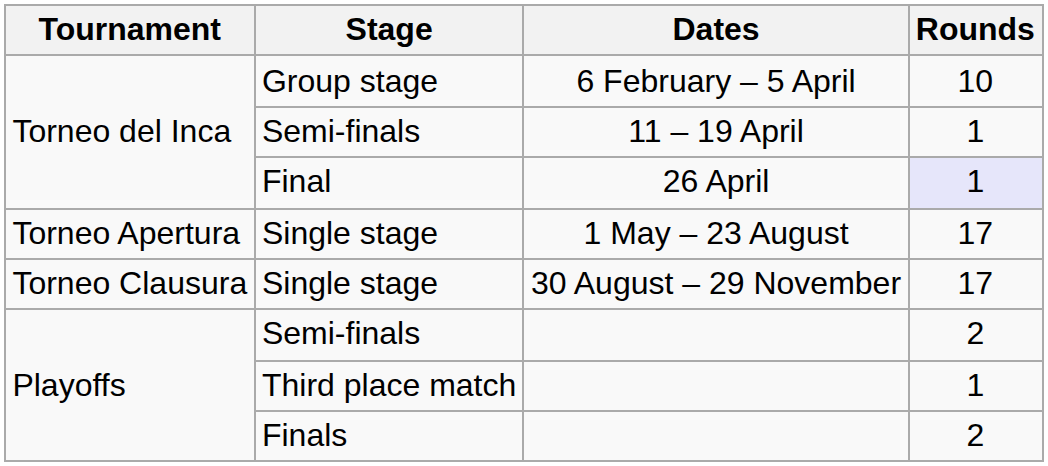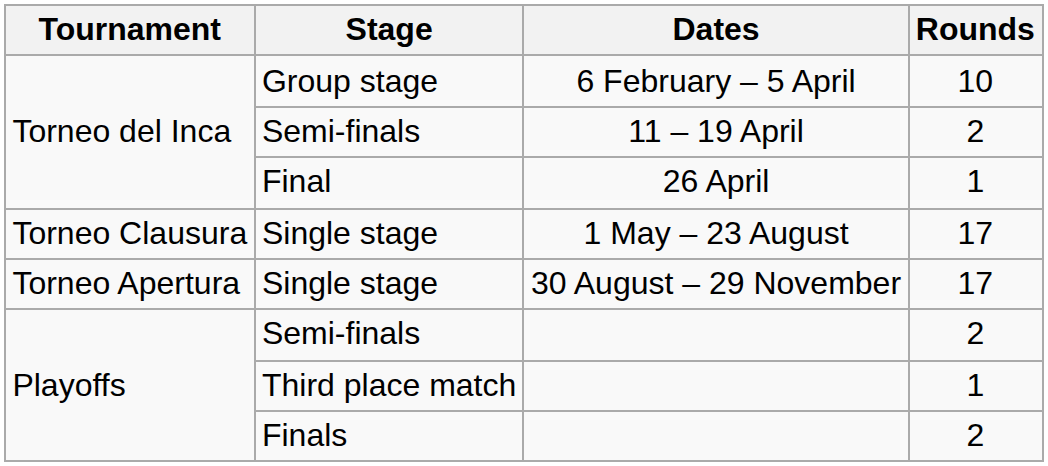(975, 131) 1 -> (975, 131) 2
(975, 182) lavender background -> (975, 182) no background
(126, 232) Torneo Apertura -> (130, 232) Torneo Clausura
(130, 283) Torneo Clausura -> (126, 283) Torneo Apertura
